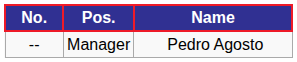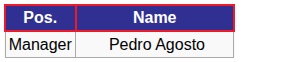- column: (34, 18)
